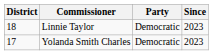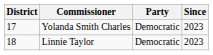rows swapped: (86, 42) <-> (68, 27)
